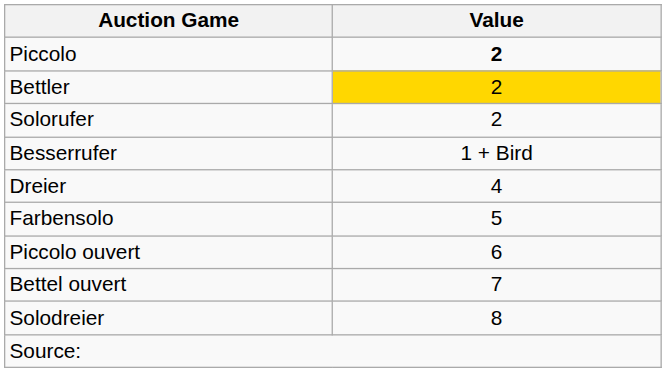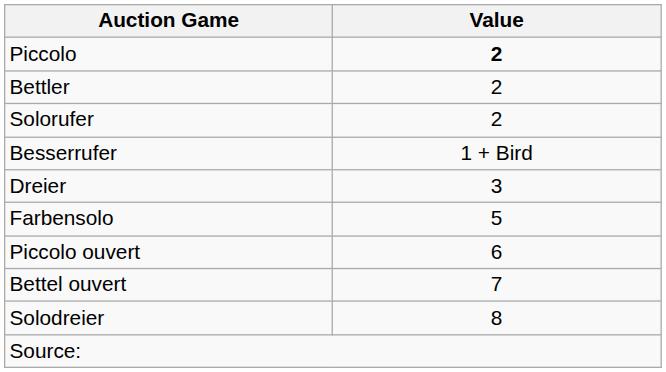(497, 86) gold background -> (497, 86) no background
(497, 185) 4 -> (497, 185) 3
